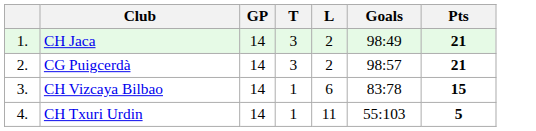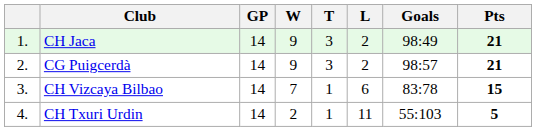+ column: (293, 16)
